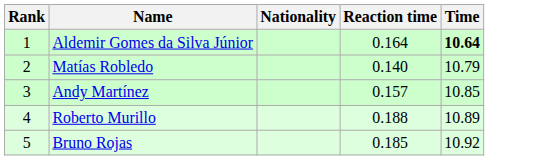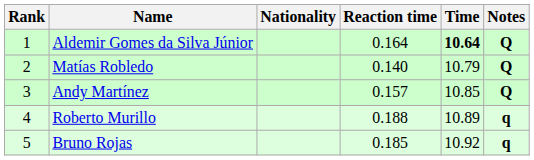+ column: (506, 17)
